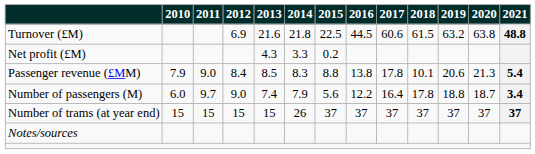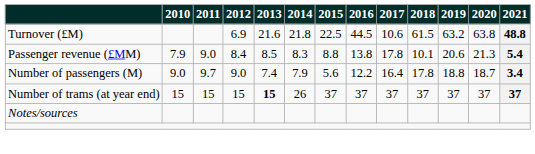(392, 34) 60.6 -> (392, 34) 10.6
- row: (47, 53)
(178, 93) 6.0 -> (178, 73) 9.0
(269, 113) normal -> (269, 93) bold
